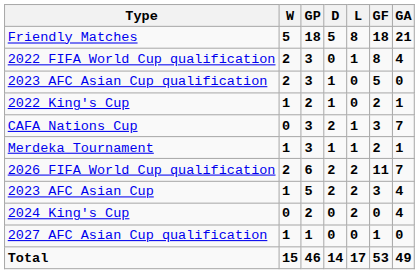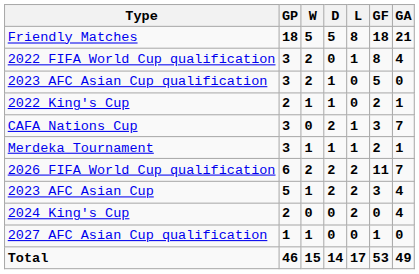columns swapped: (313, 16) <-> (290, 16)
